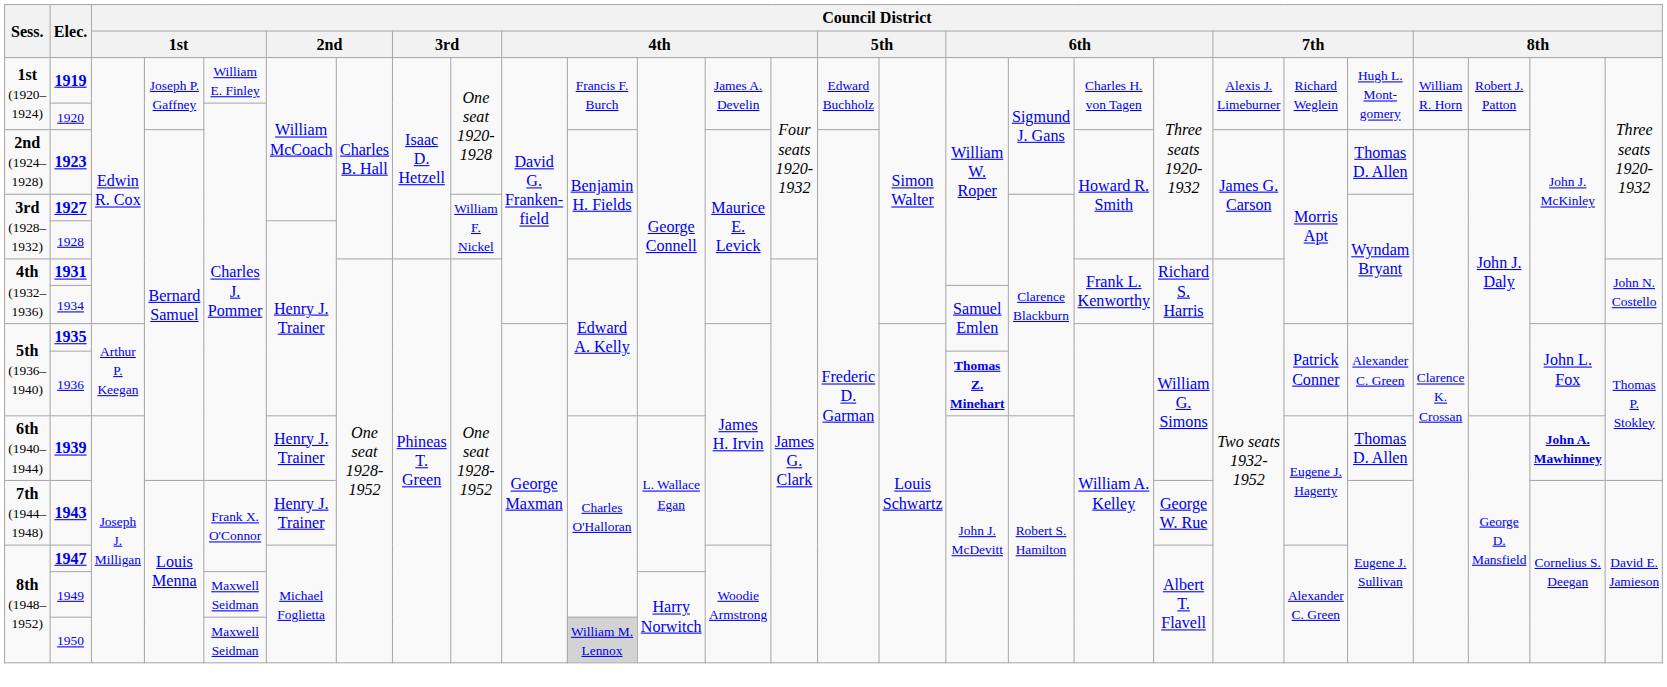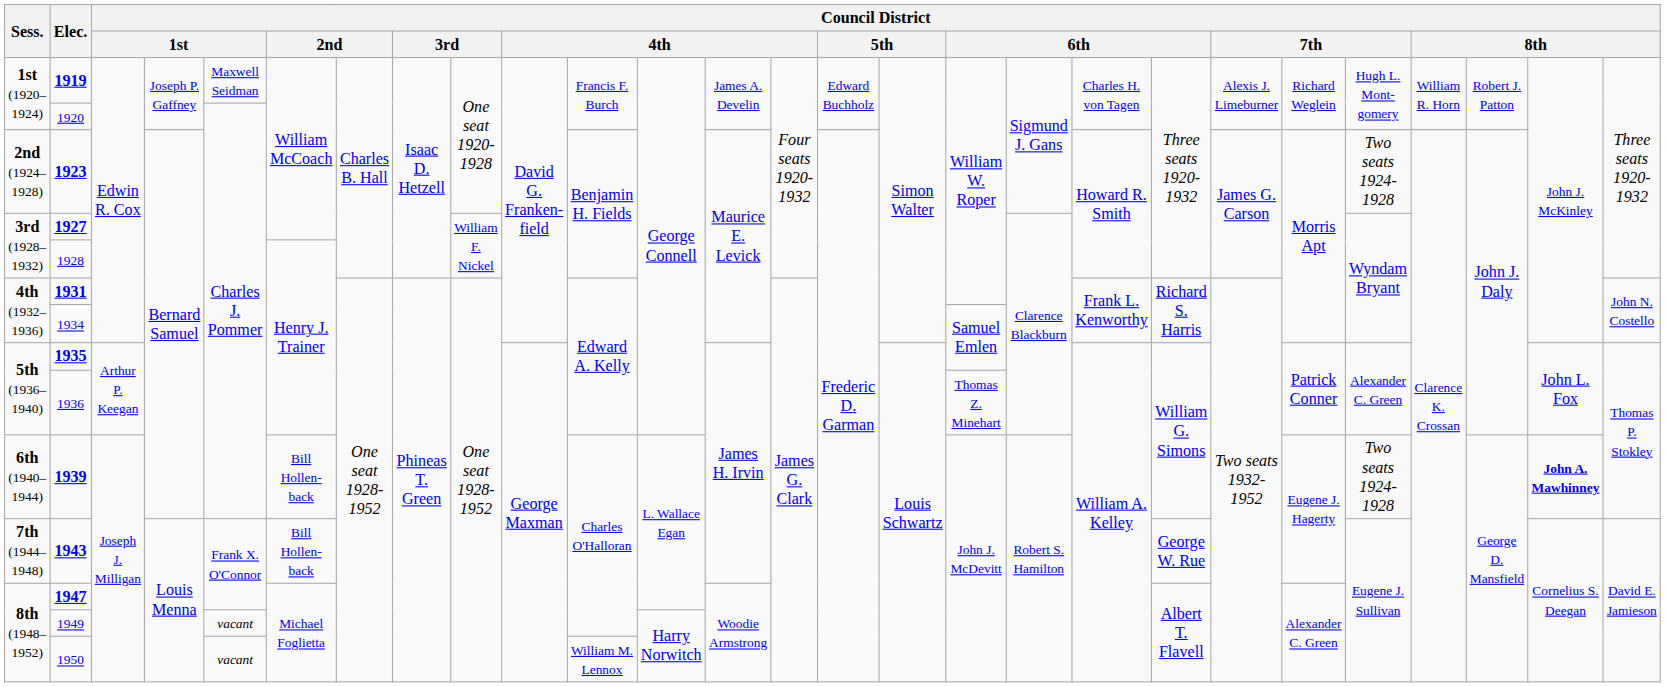(235, 82) William E. Finley -> (235, 82) Maxwell Seidman
(1380, 162) Thomas D. Allen -> (1378, 171) Two seats 1924-1928
(977, 383) bold -> (976, 403) normal
(301, 447) Henry J. Trainer -> (301, 478) Bill Hollen-back
(1380, 447) Thomas D. Allen -> (1378, 476) Two seats 1924-1928
(301, 512) Henry J. Trainer -> (301, 552) Bill Hollen-back
(235, 595) Maxwell Seidman -> (235, 624) vacant
(235, 641) Maxwell Seidman -> (235, 660) vacant
(602, 641) lightgrey background -> (602, 660) no background
